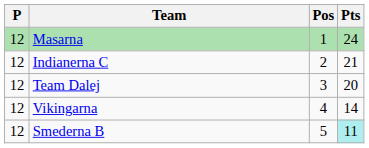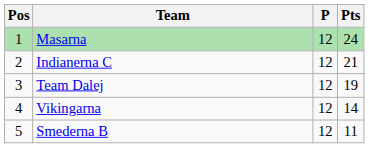columns swapped: (323, 16) <-> (17, 16)
(351, 85) 20 -> (351, 85) 19
(351, 131) paleturquoise background -> (351, 131) no background
